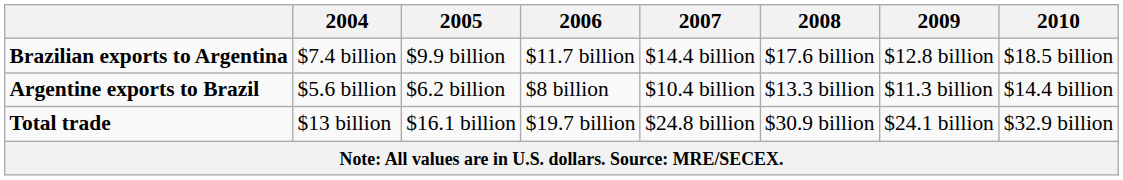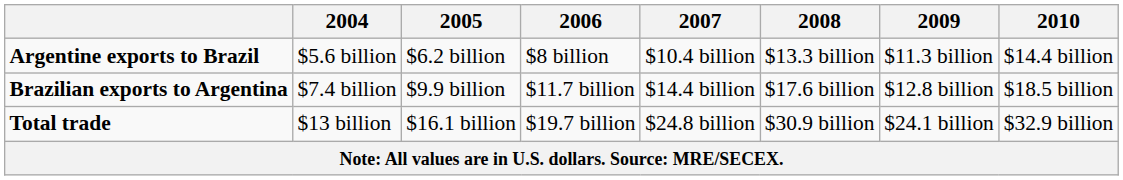rows swapped: (134, 89) <-> (149, 55)
